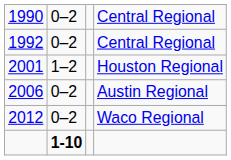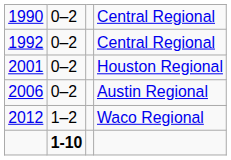(64, 67) 1–2 -> (64, 67) 0–2
(64, 117) 0–2 -> (64, 117) 1–2
